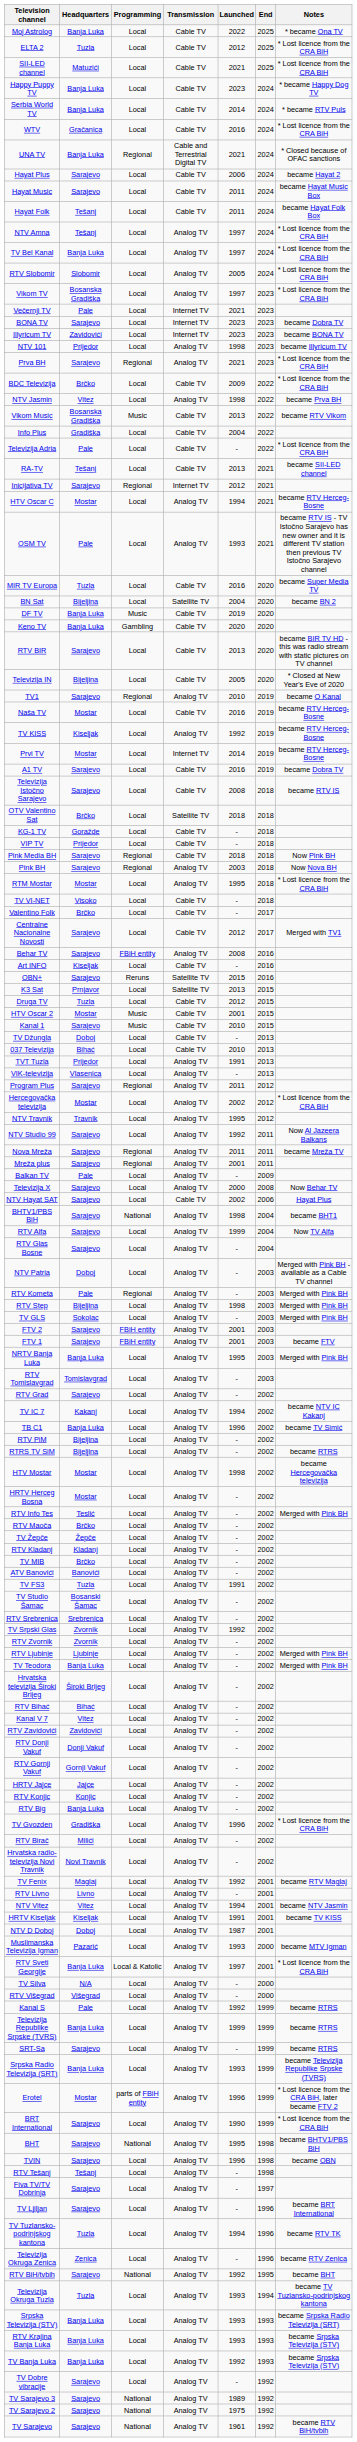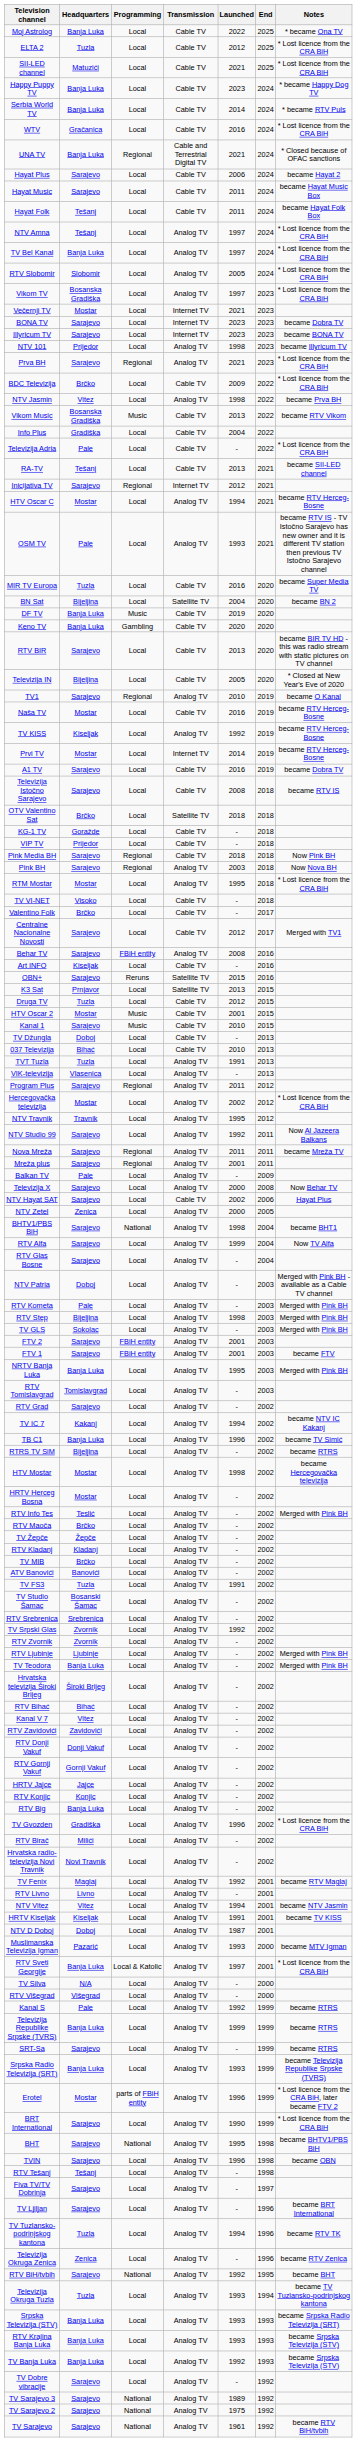(86, 310) Pale -> (86, 310) Mostar
(86, 334) Zavidovići -> (86, 334) Sarajevo
(86, 1061) Prijedor -> (86, 1061) Tuzla
+ row: (32, 1211)
(137, 1293) Regional -> (137, 1305) Local
- row: (32, 1439)
